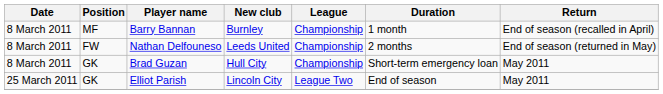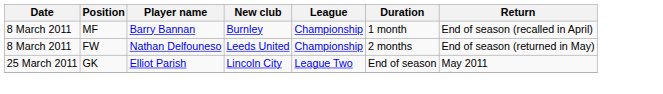- row: (158, 64)
